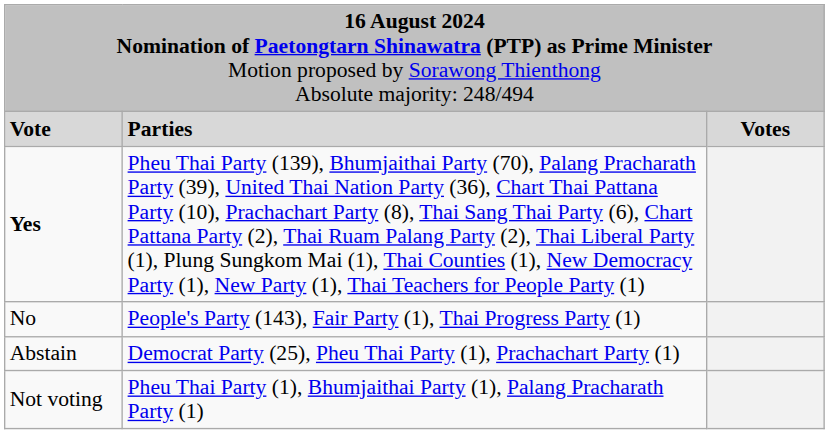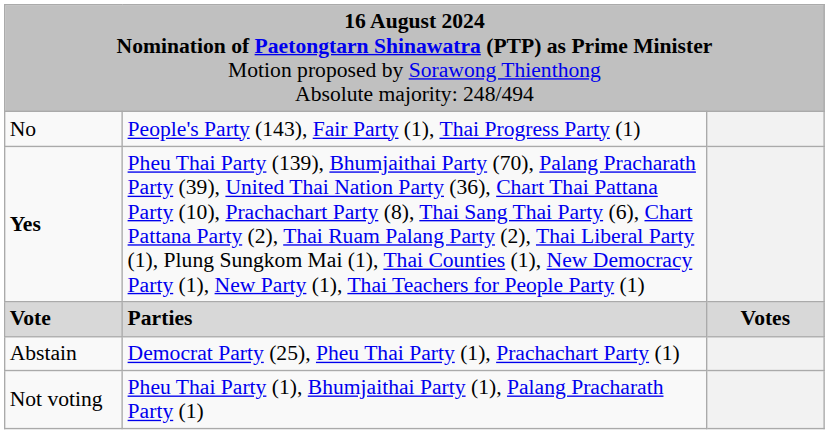rows swapped: (30, 128) <-> (23, 318)
